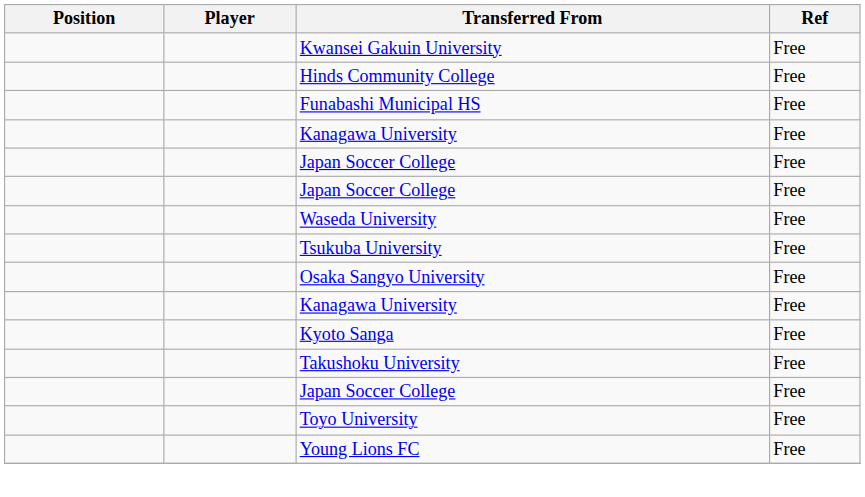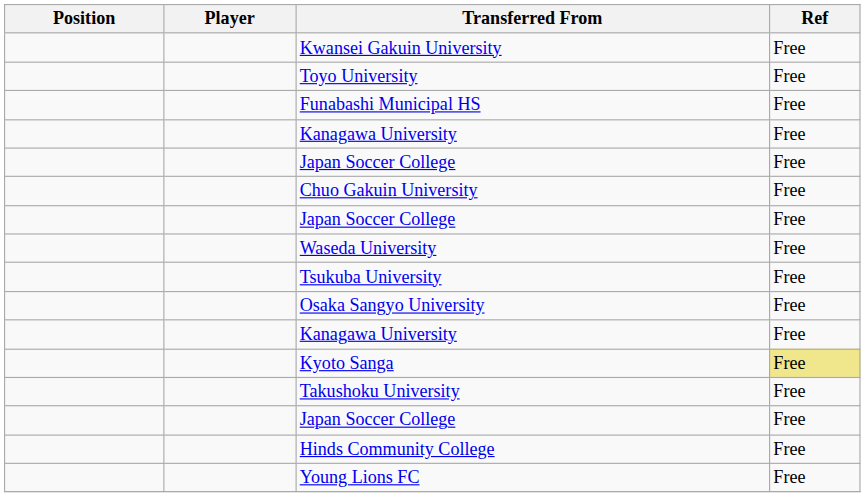rows swapped: (84, 420) <-> (84, 76)
+ row: (84, 191)
(789, 334) no background -> (789, 362) khaki background
